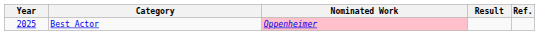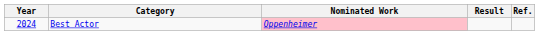(26, 24) 2025 -> (26, 24) 2024
